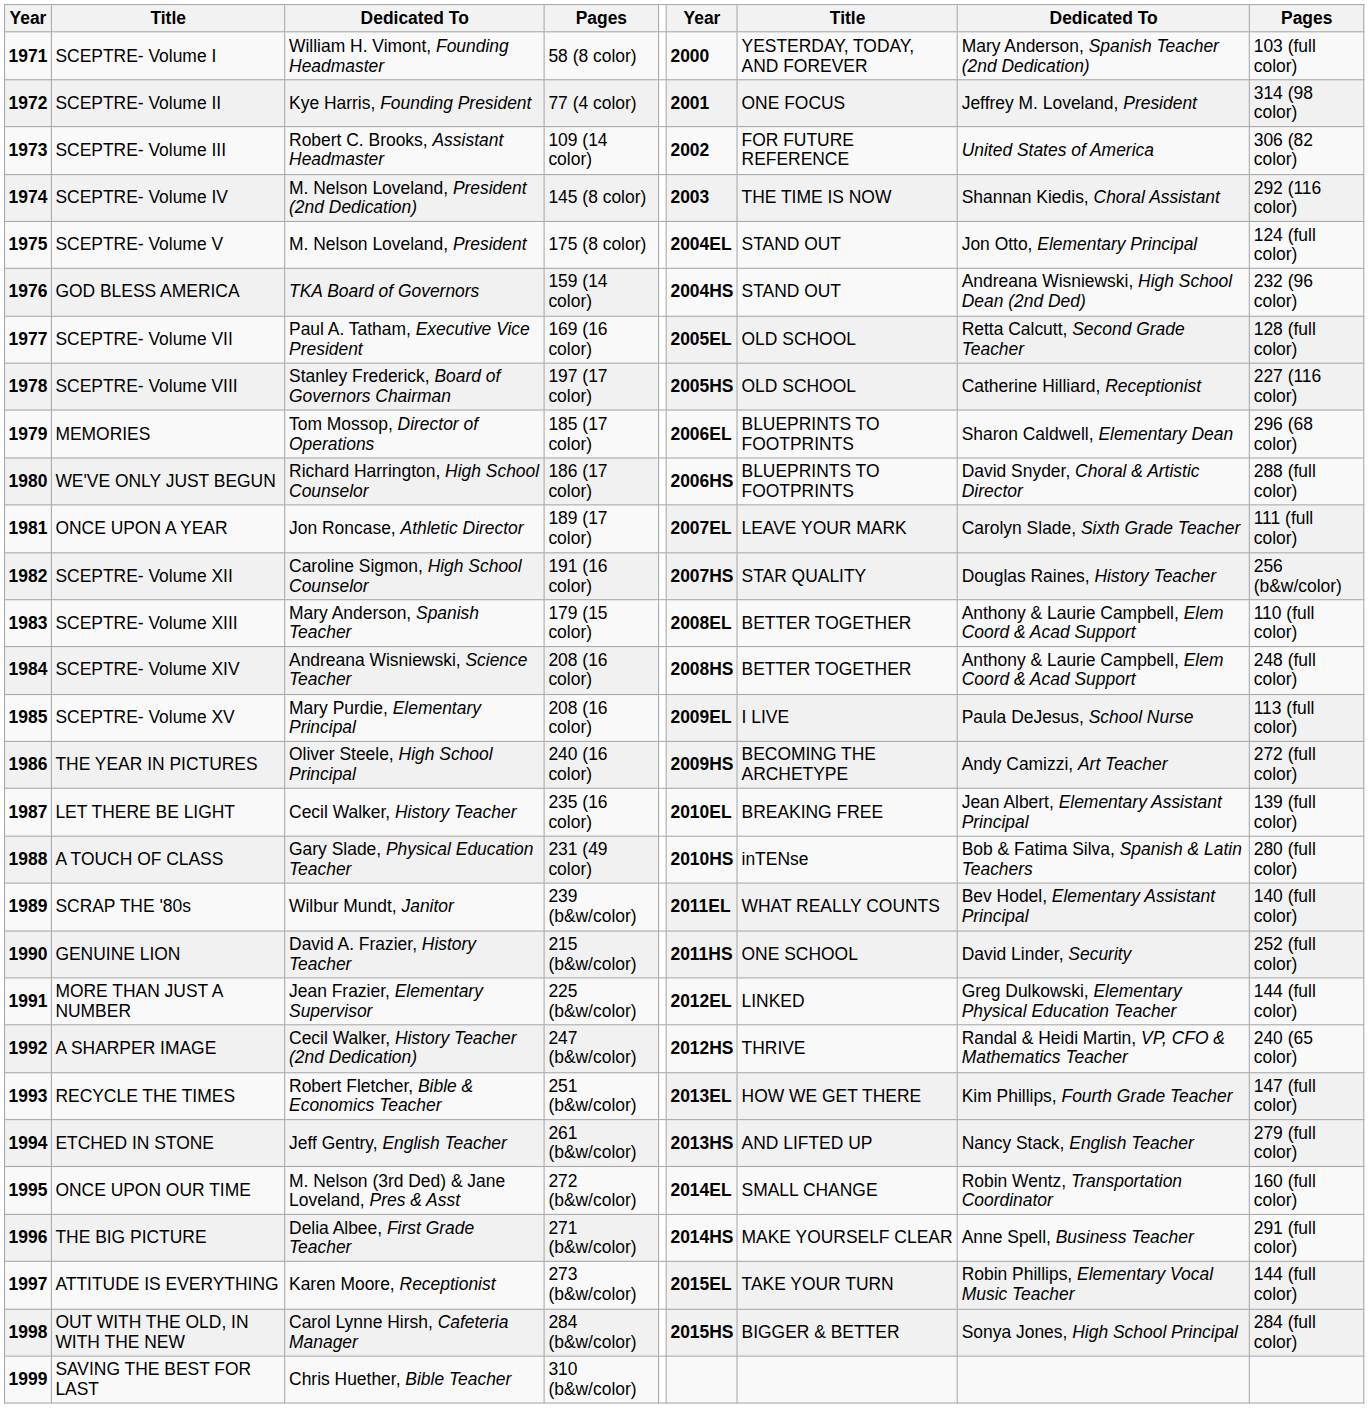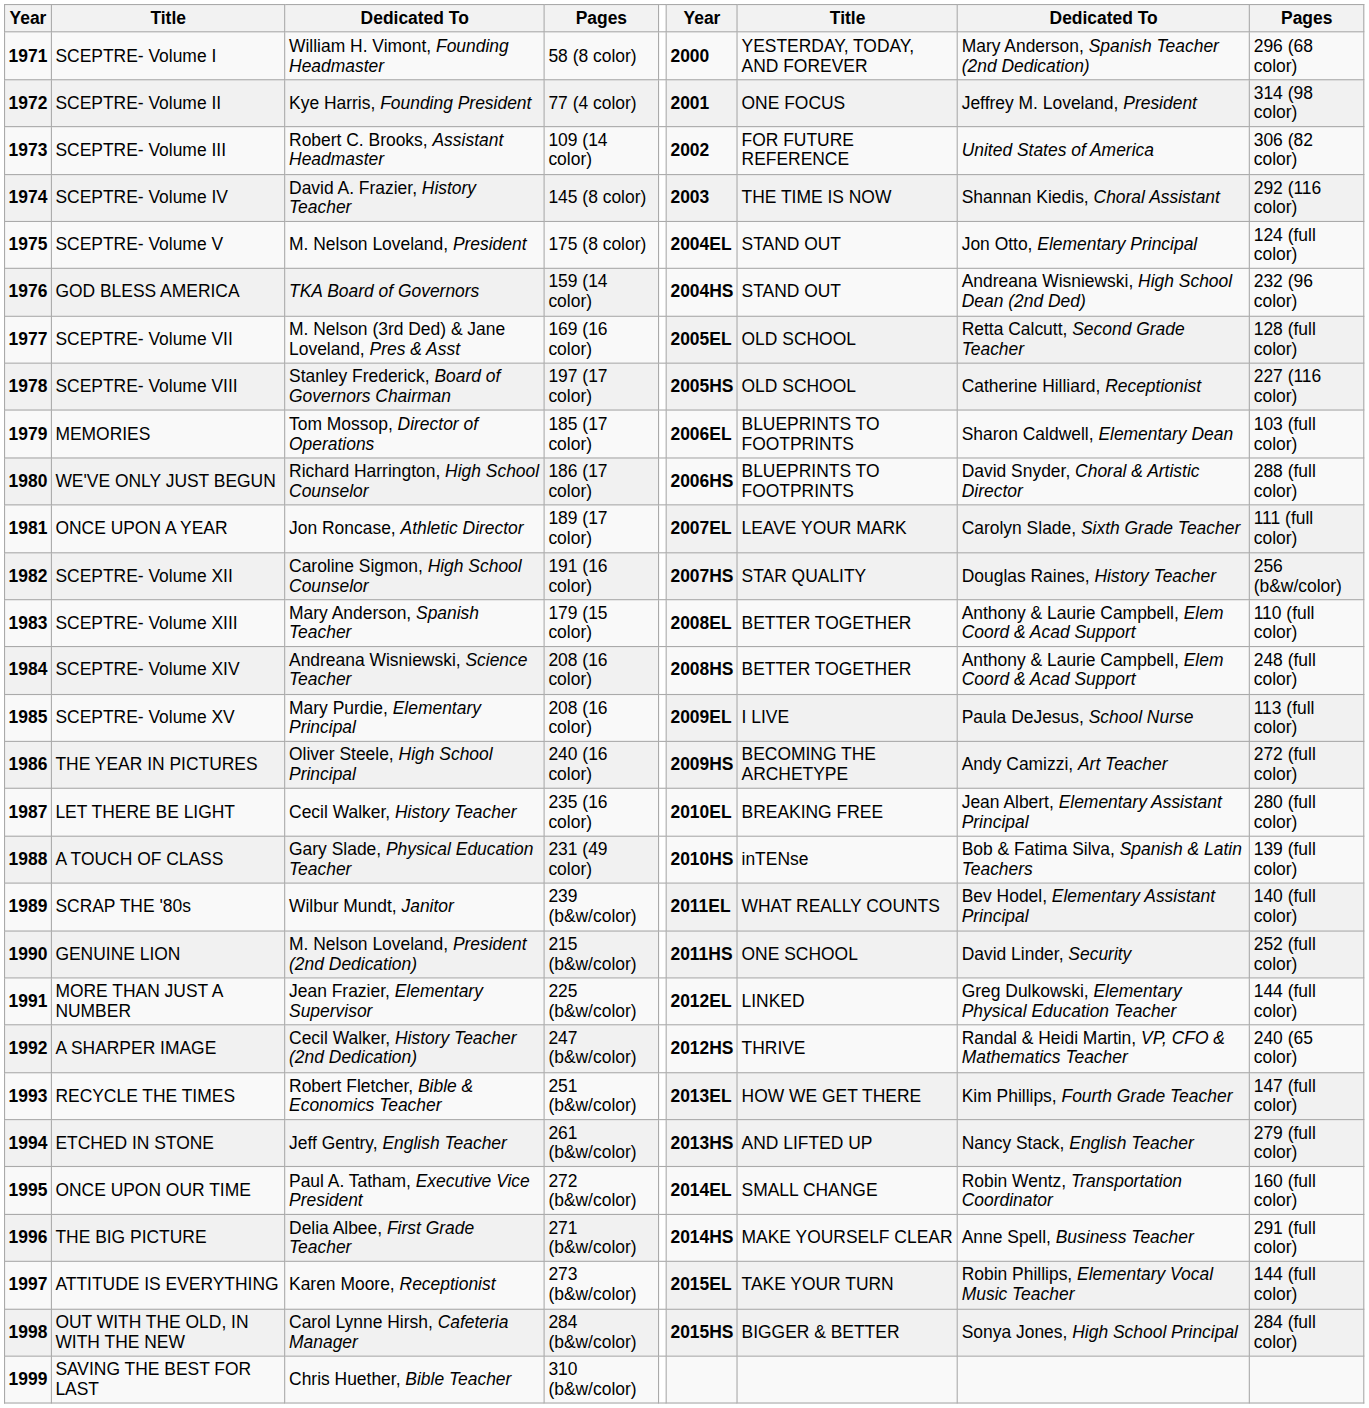(1285, 55) 103 (full color) -> (1283, 55) 296 (68 color)
(408, 197) M. Nelson Loveland, President (2nd Dedication) -> (383, 197) David A. Frazier, History Teacher
(409, 339) Paul A. Tatham, Executive Vice President -> (397, 339) M. Nelson (3rd Ded) & Jane Loveland, Pres & Asst
(1283, 434) 296 (68 color) -> (1285, 434) 103 (full color)
(1285, 812) 139 (full color) -> (1285, 812) 280 (full color)
(1285, 859) 280 (full color) -> (1285, 859) 139 (full color)
(383, 954) David A. Frazier, History Teacher -> (408, 954) M. Nelson Loveland, President (2nd Dedication)
(397, 1190) M. Nelson (3rd Ded) & Jane Loveland, Pres & Asst -> (409, 1190) Paul A. Tatham, Executive Vice President
